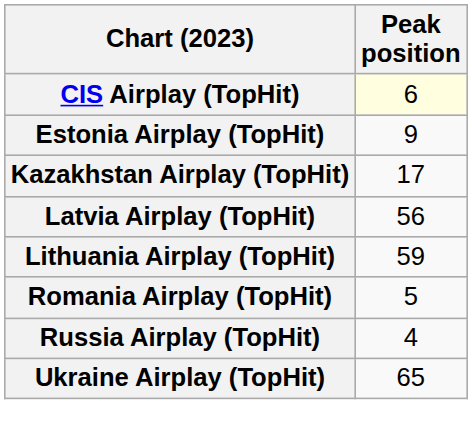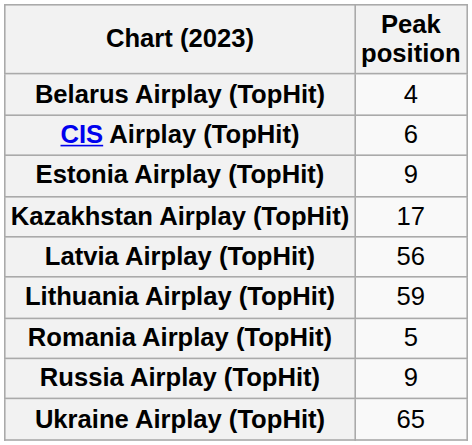+ row: (180, 94)
(411, 94) lightyellow background -> (411, 134) no background
(411, 337) 4 -> (411, 378) 9
